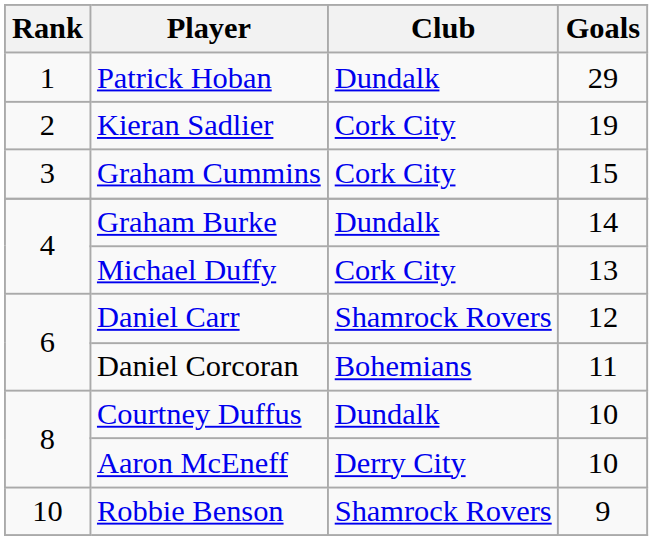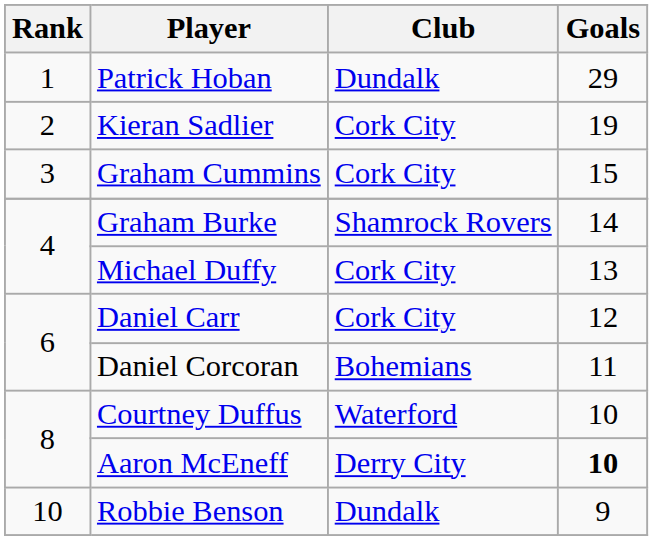(387, 221) Dundalk -> (443, 221) Shamrock Rovers
(443, 317) Shamrock Rovers -> (395, 317) Cork City
(387, 414) Dundalk -> (396, 414) Waterford
(603, 462) normal -> (603, 462) bold
(443, 510) Shamrock Rovers -> (387, 510) Dundalk
